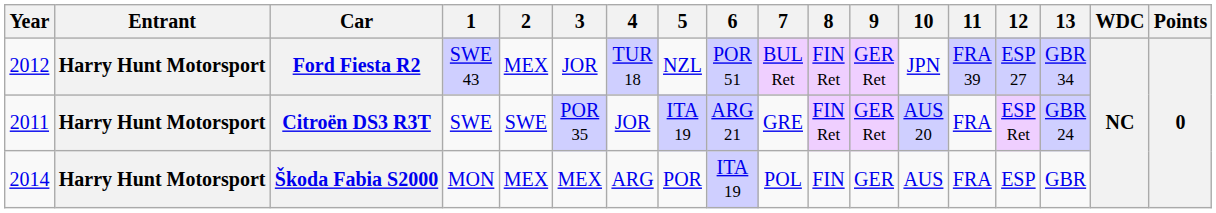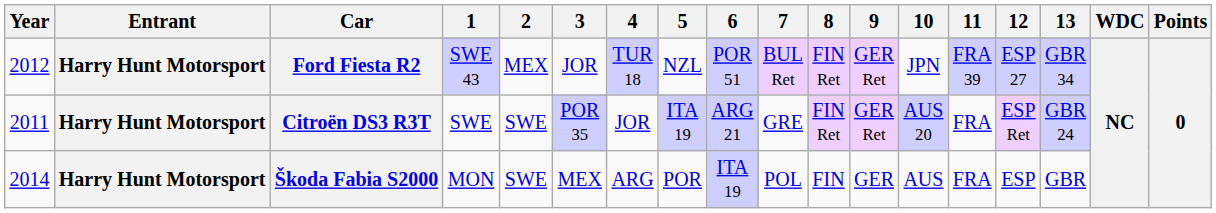(526, 179) MEX -> (526, 179) SWE
